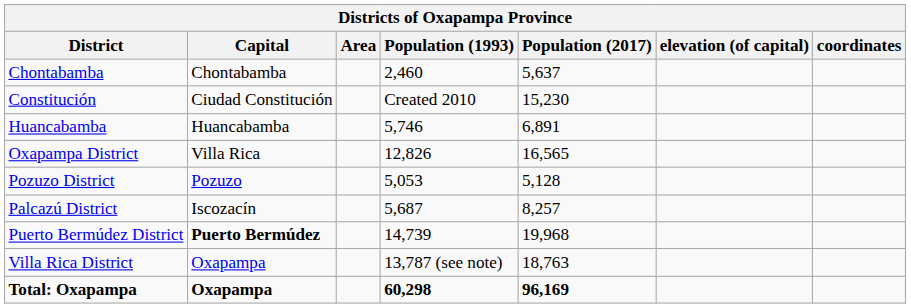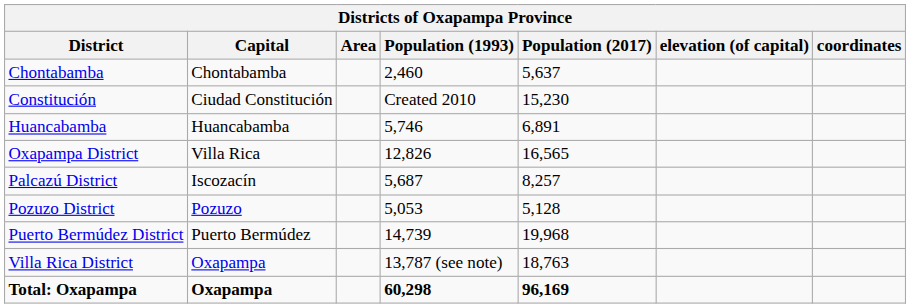rows swapped: (63, 208) <-> (61, 180)
(256, 235) bold -> (251, 235) normal
